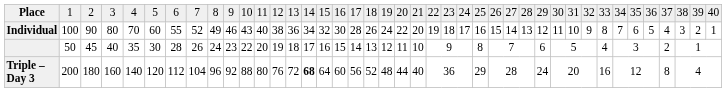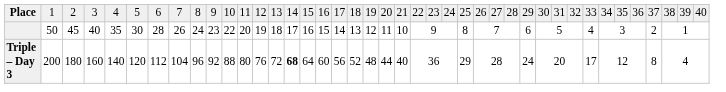- row: (32, 30)
(605, 71) 16 -> (591, 61) 17
